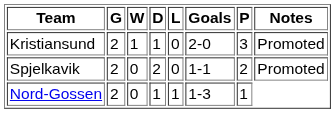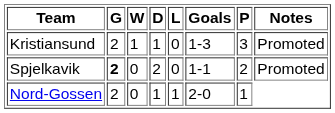(200, 43) 2-0 -> (200, 43) 1-3
(114, 69) normal -> (114, 69) bold
(200, 94) 1-3 -> (200, 94) 2-0
